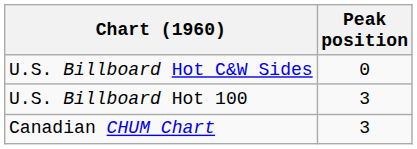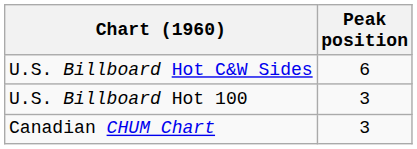(365, 70) 0 -> (365, 70) 6
